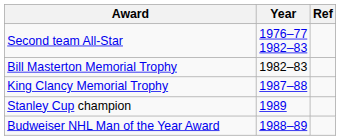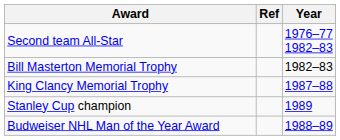columns swapped: (283, 14) <-> (323, 14)
